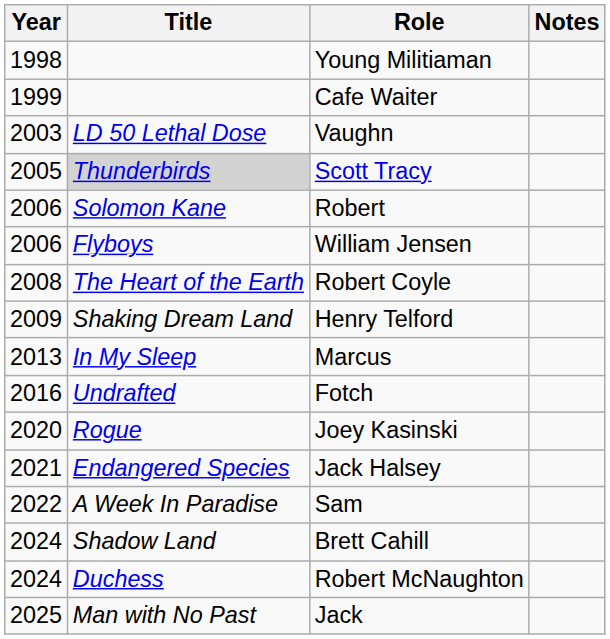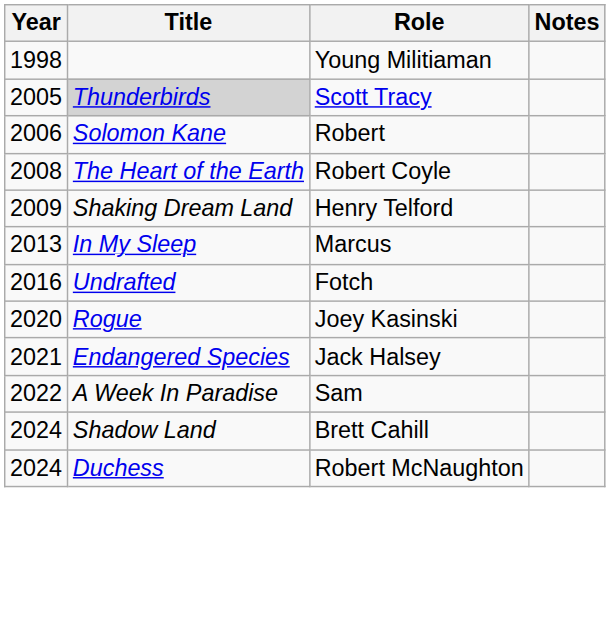- row: (376, 97)
- row: (354, 134)
- row: (393, 245)
- row: (339, 615)
